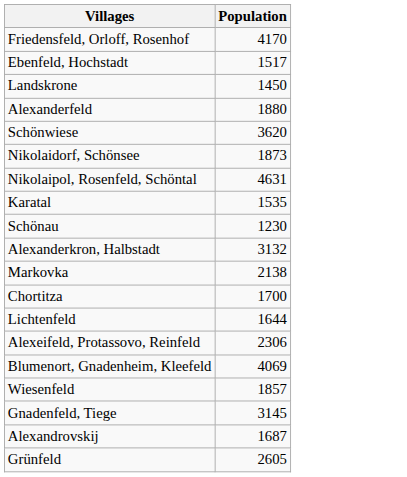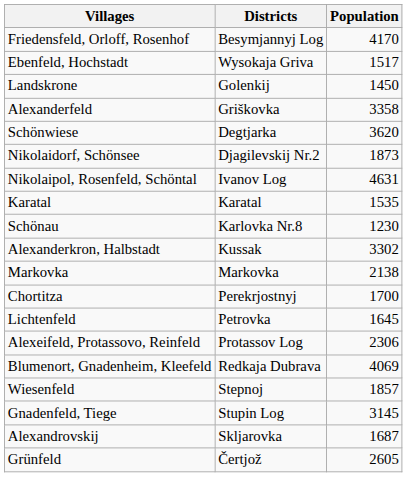+ column: (271, 16)
(272, 109) 1880 -> (384, 109) 3358
(272, 249) 3132 -> (384, 249) 3302
(272, 319) 1644 -> (384, 319) 1645
